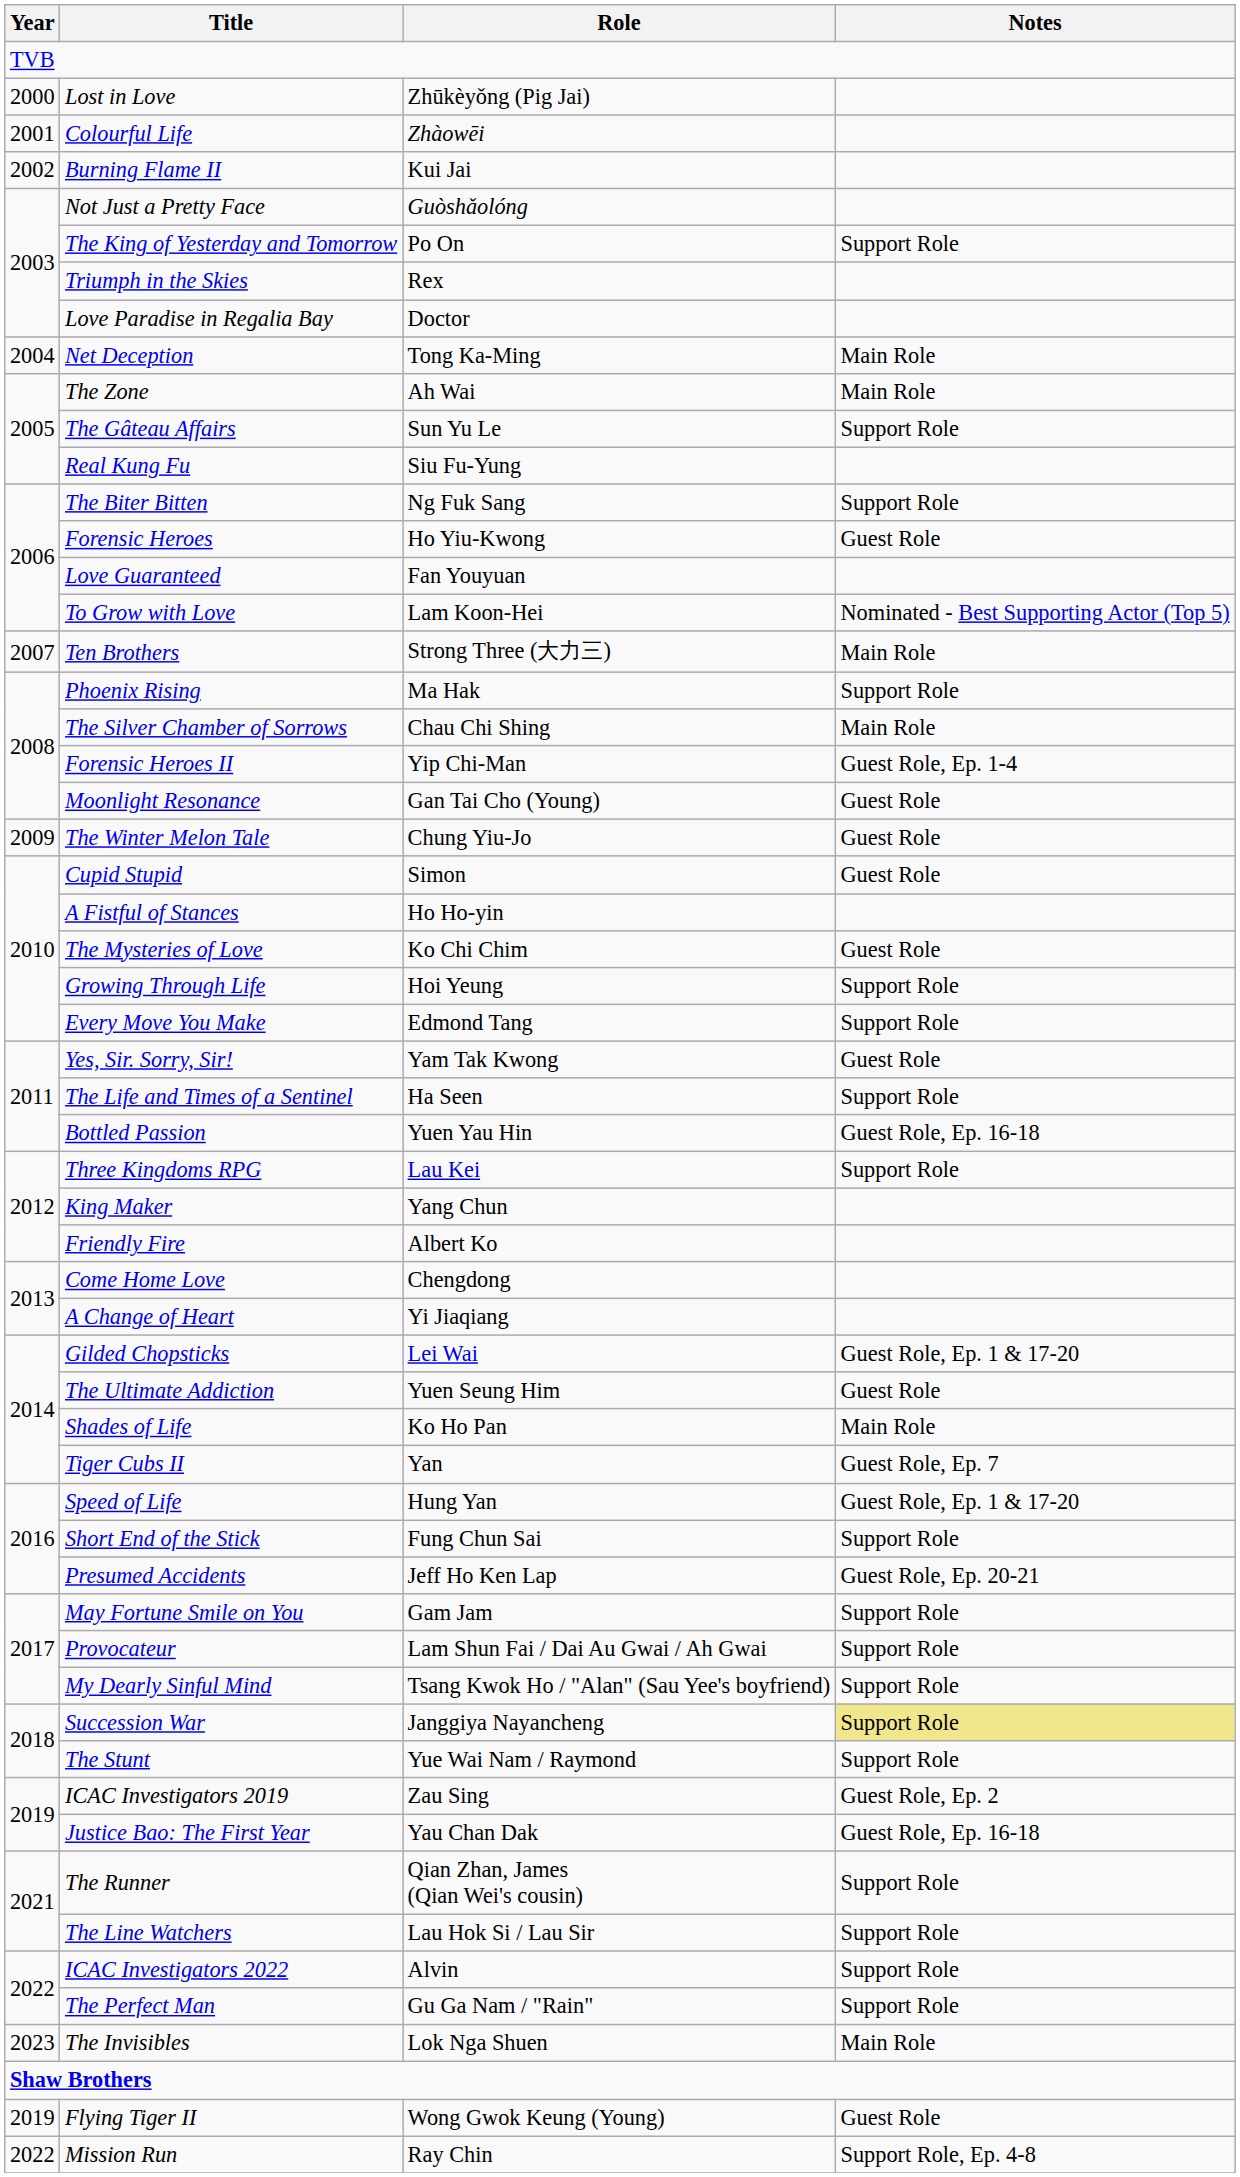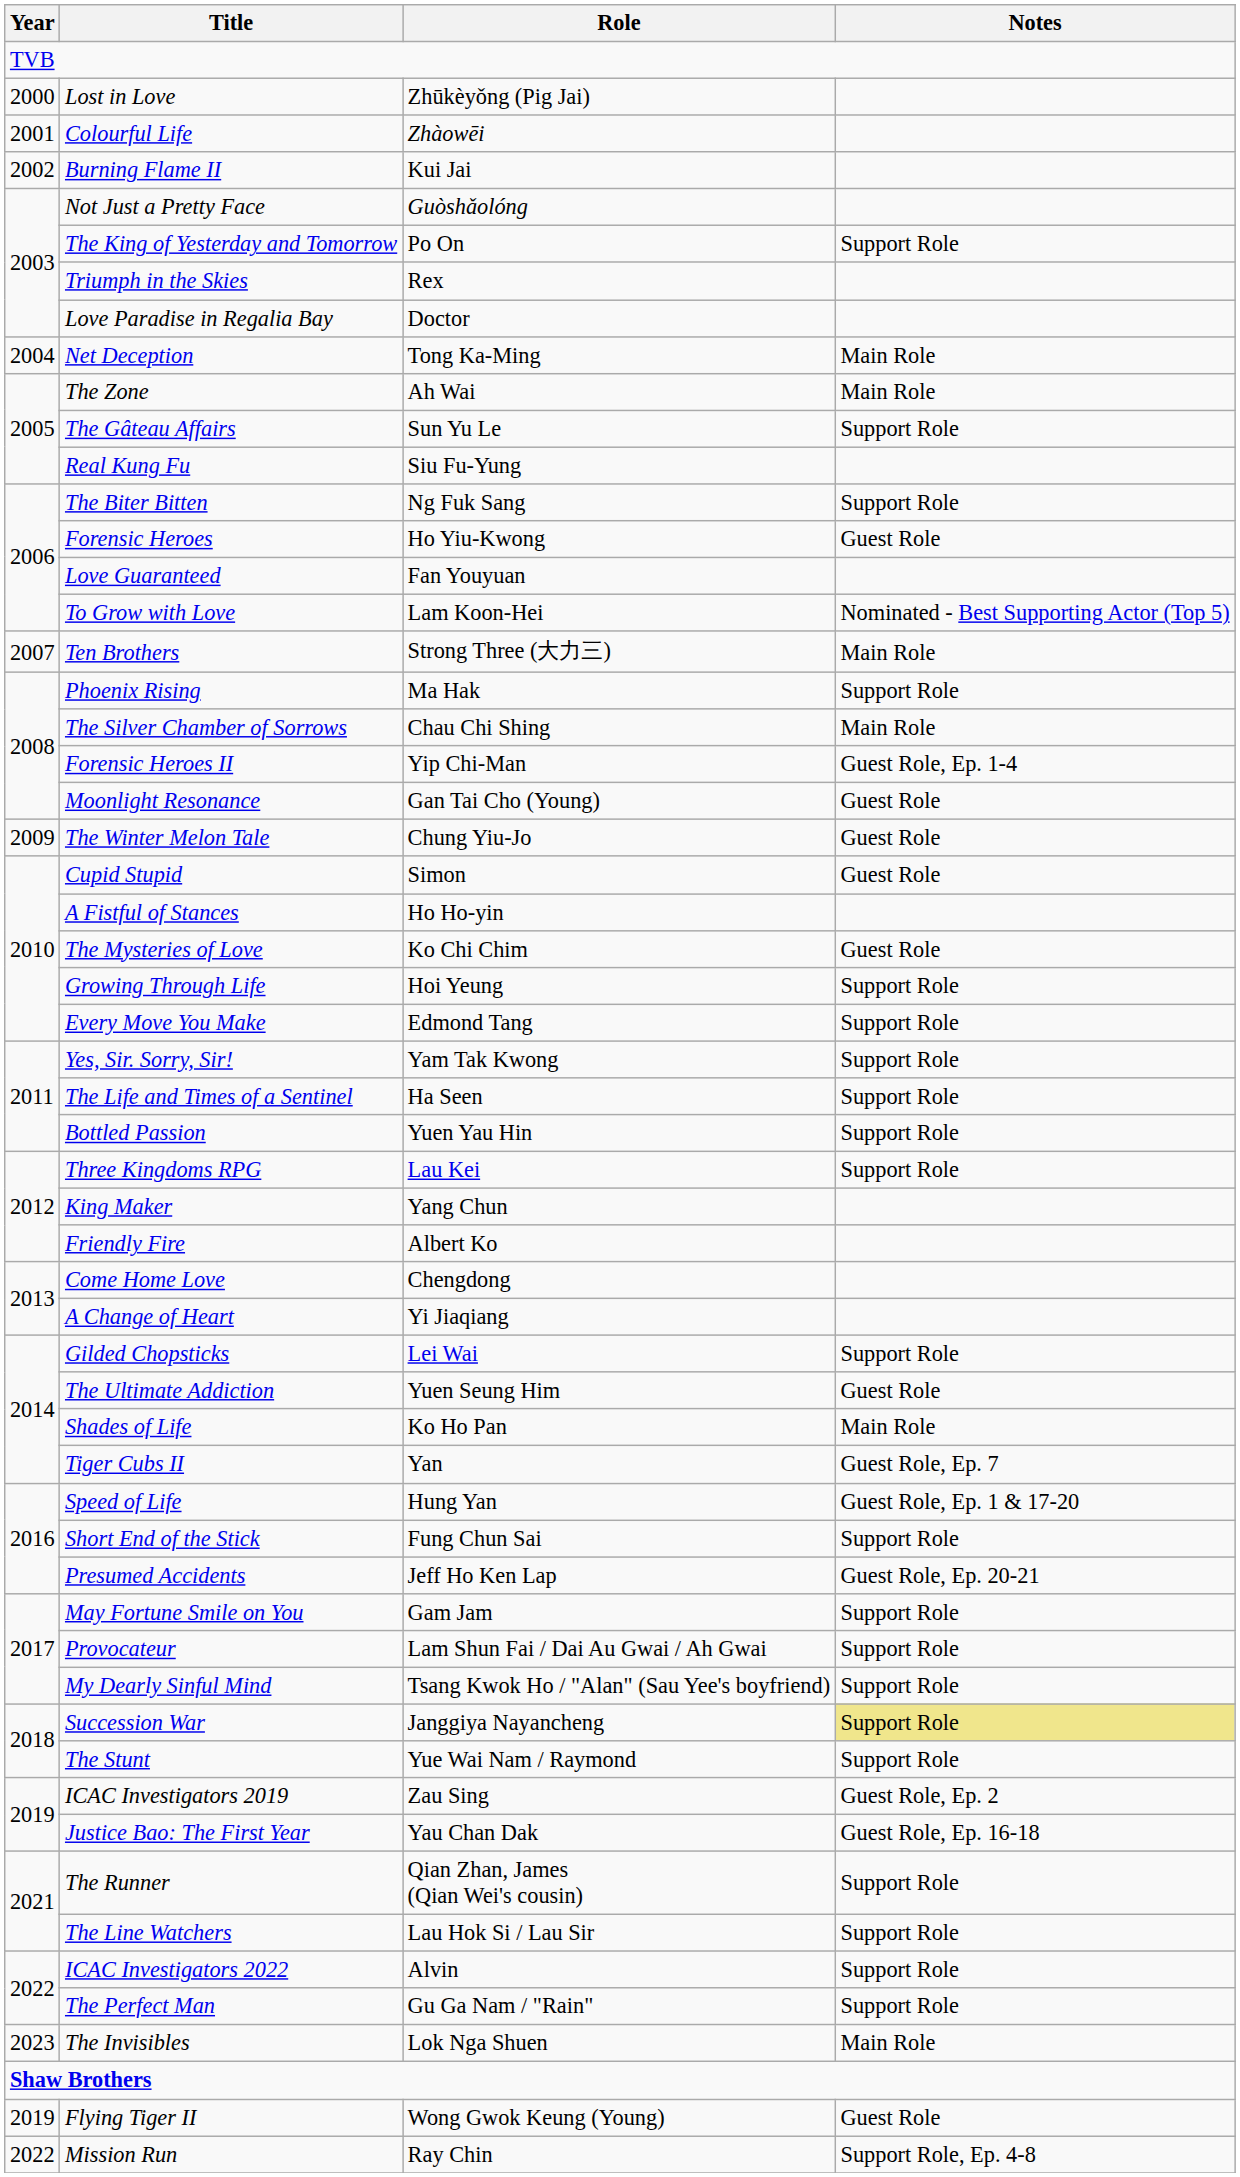(890, 1059) Guest Role -> (900, 1059) Support Role
(940, 1132) Guest Role, Ep. 16-18 -> (900, 1132) Support Role
(960, 1353) Guest Role, Ep. 1 & 17-20 -> (900, 1353) Support Role
